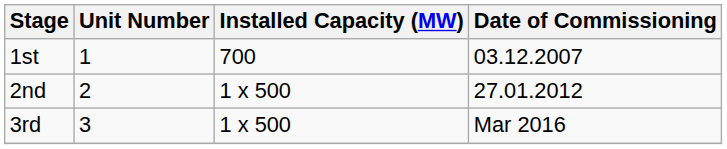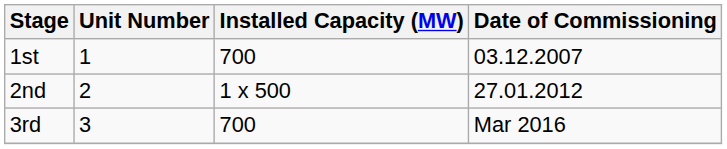(255, 125) 1 x 500 -> (238, 125) 700
